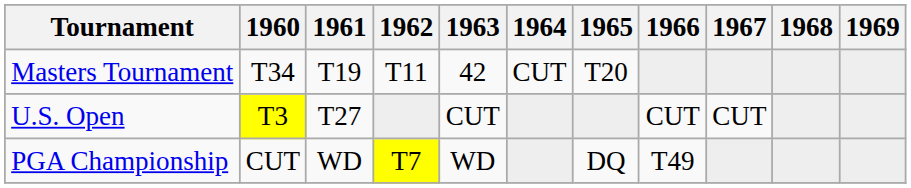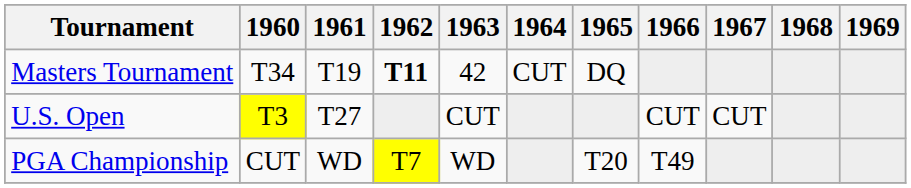(406, 71) normal -> (406, 71) bold
(606, 71) T20 -> (606, 71) DQ
(606, 160) DQ -> (606, 160) T20
